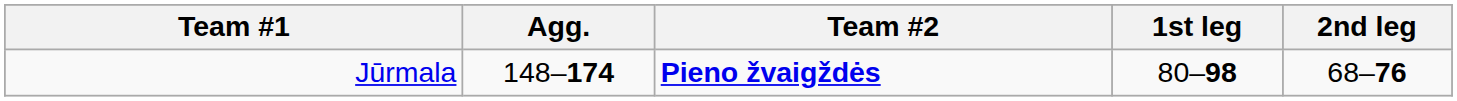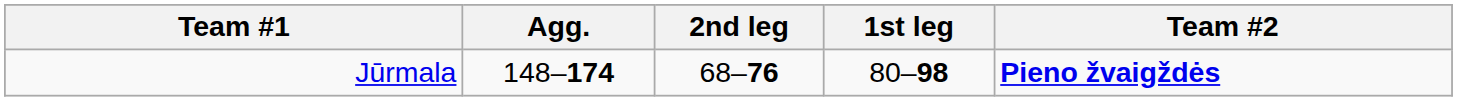columns swapped: (883, 27) <-> (1367, 27)
